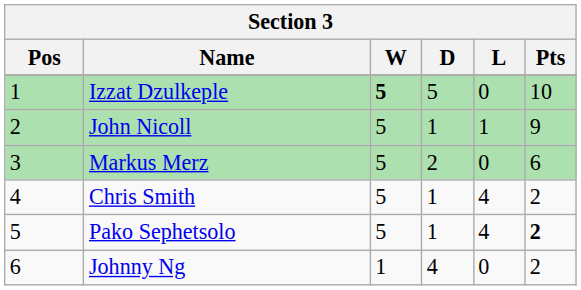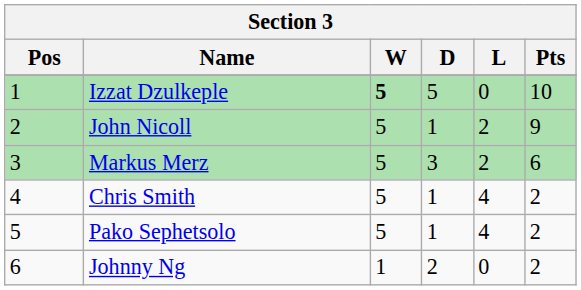(484, 127) 1 -> (484, 127) 2
(432, 162) 2 -> (432, 162) 3
(484, 162) 0 -> (484, 162) 2
(535, 232) bold -> (535, 232) normal
(432, 267) 4 -> (432, 267) 2
